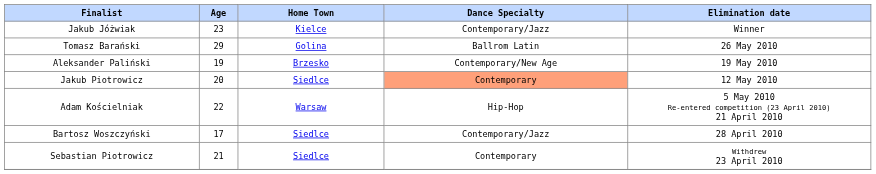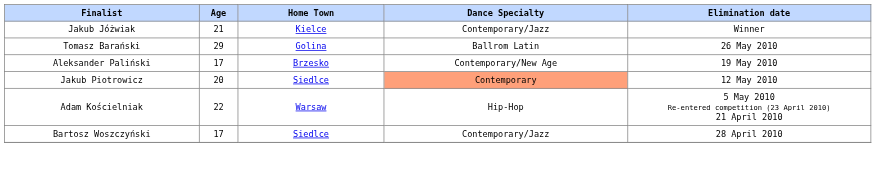(219, 30) 23 -> (219, 30) 21
(219, 63) 19 -> (219, 63) 17
- row: (102, 156)
